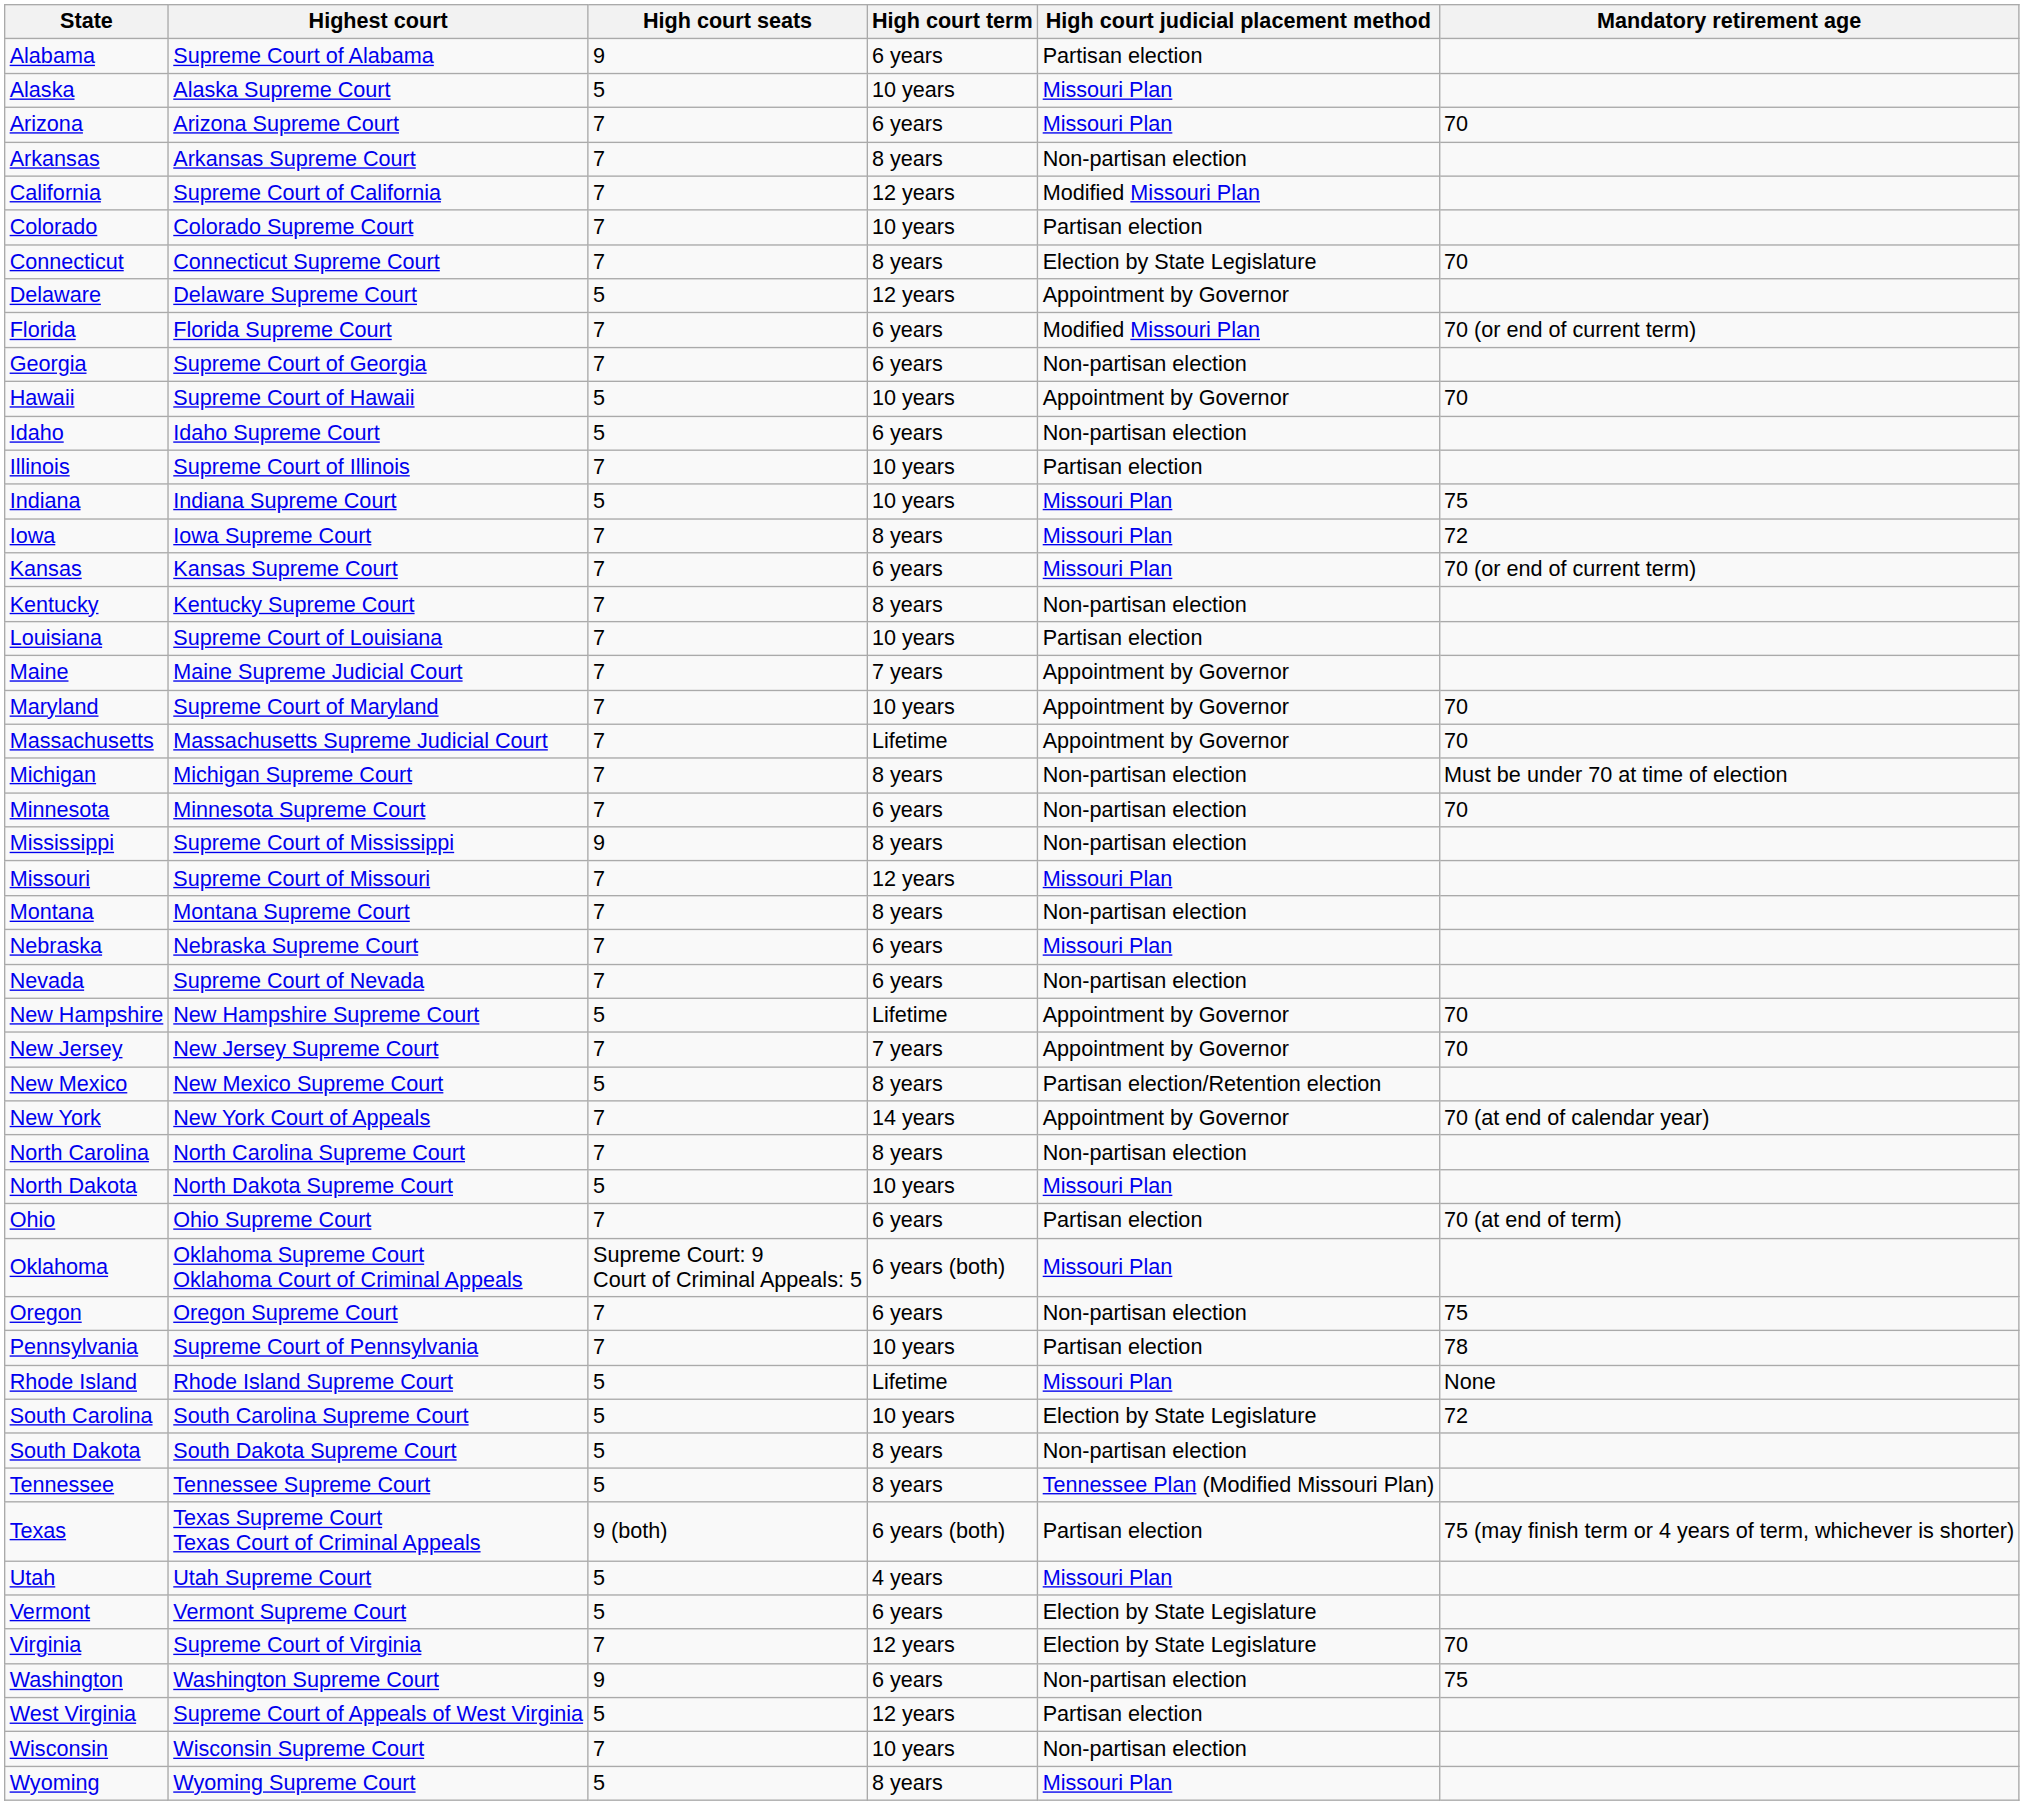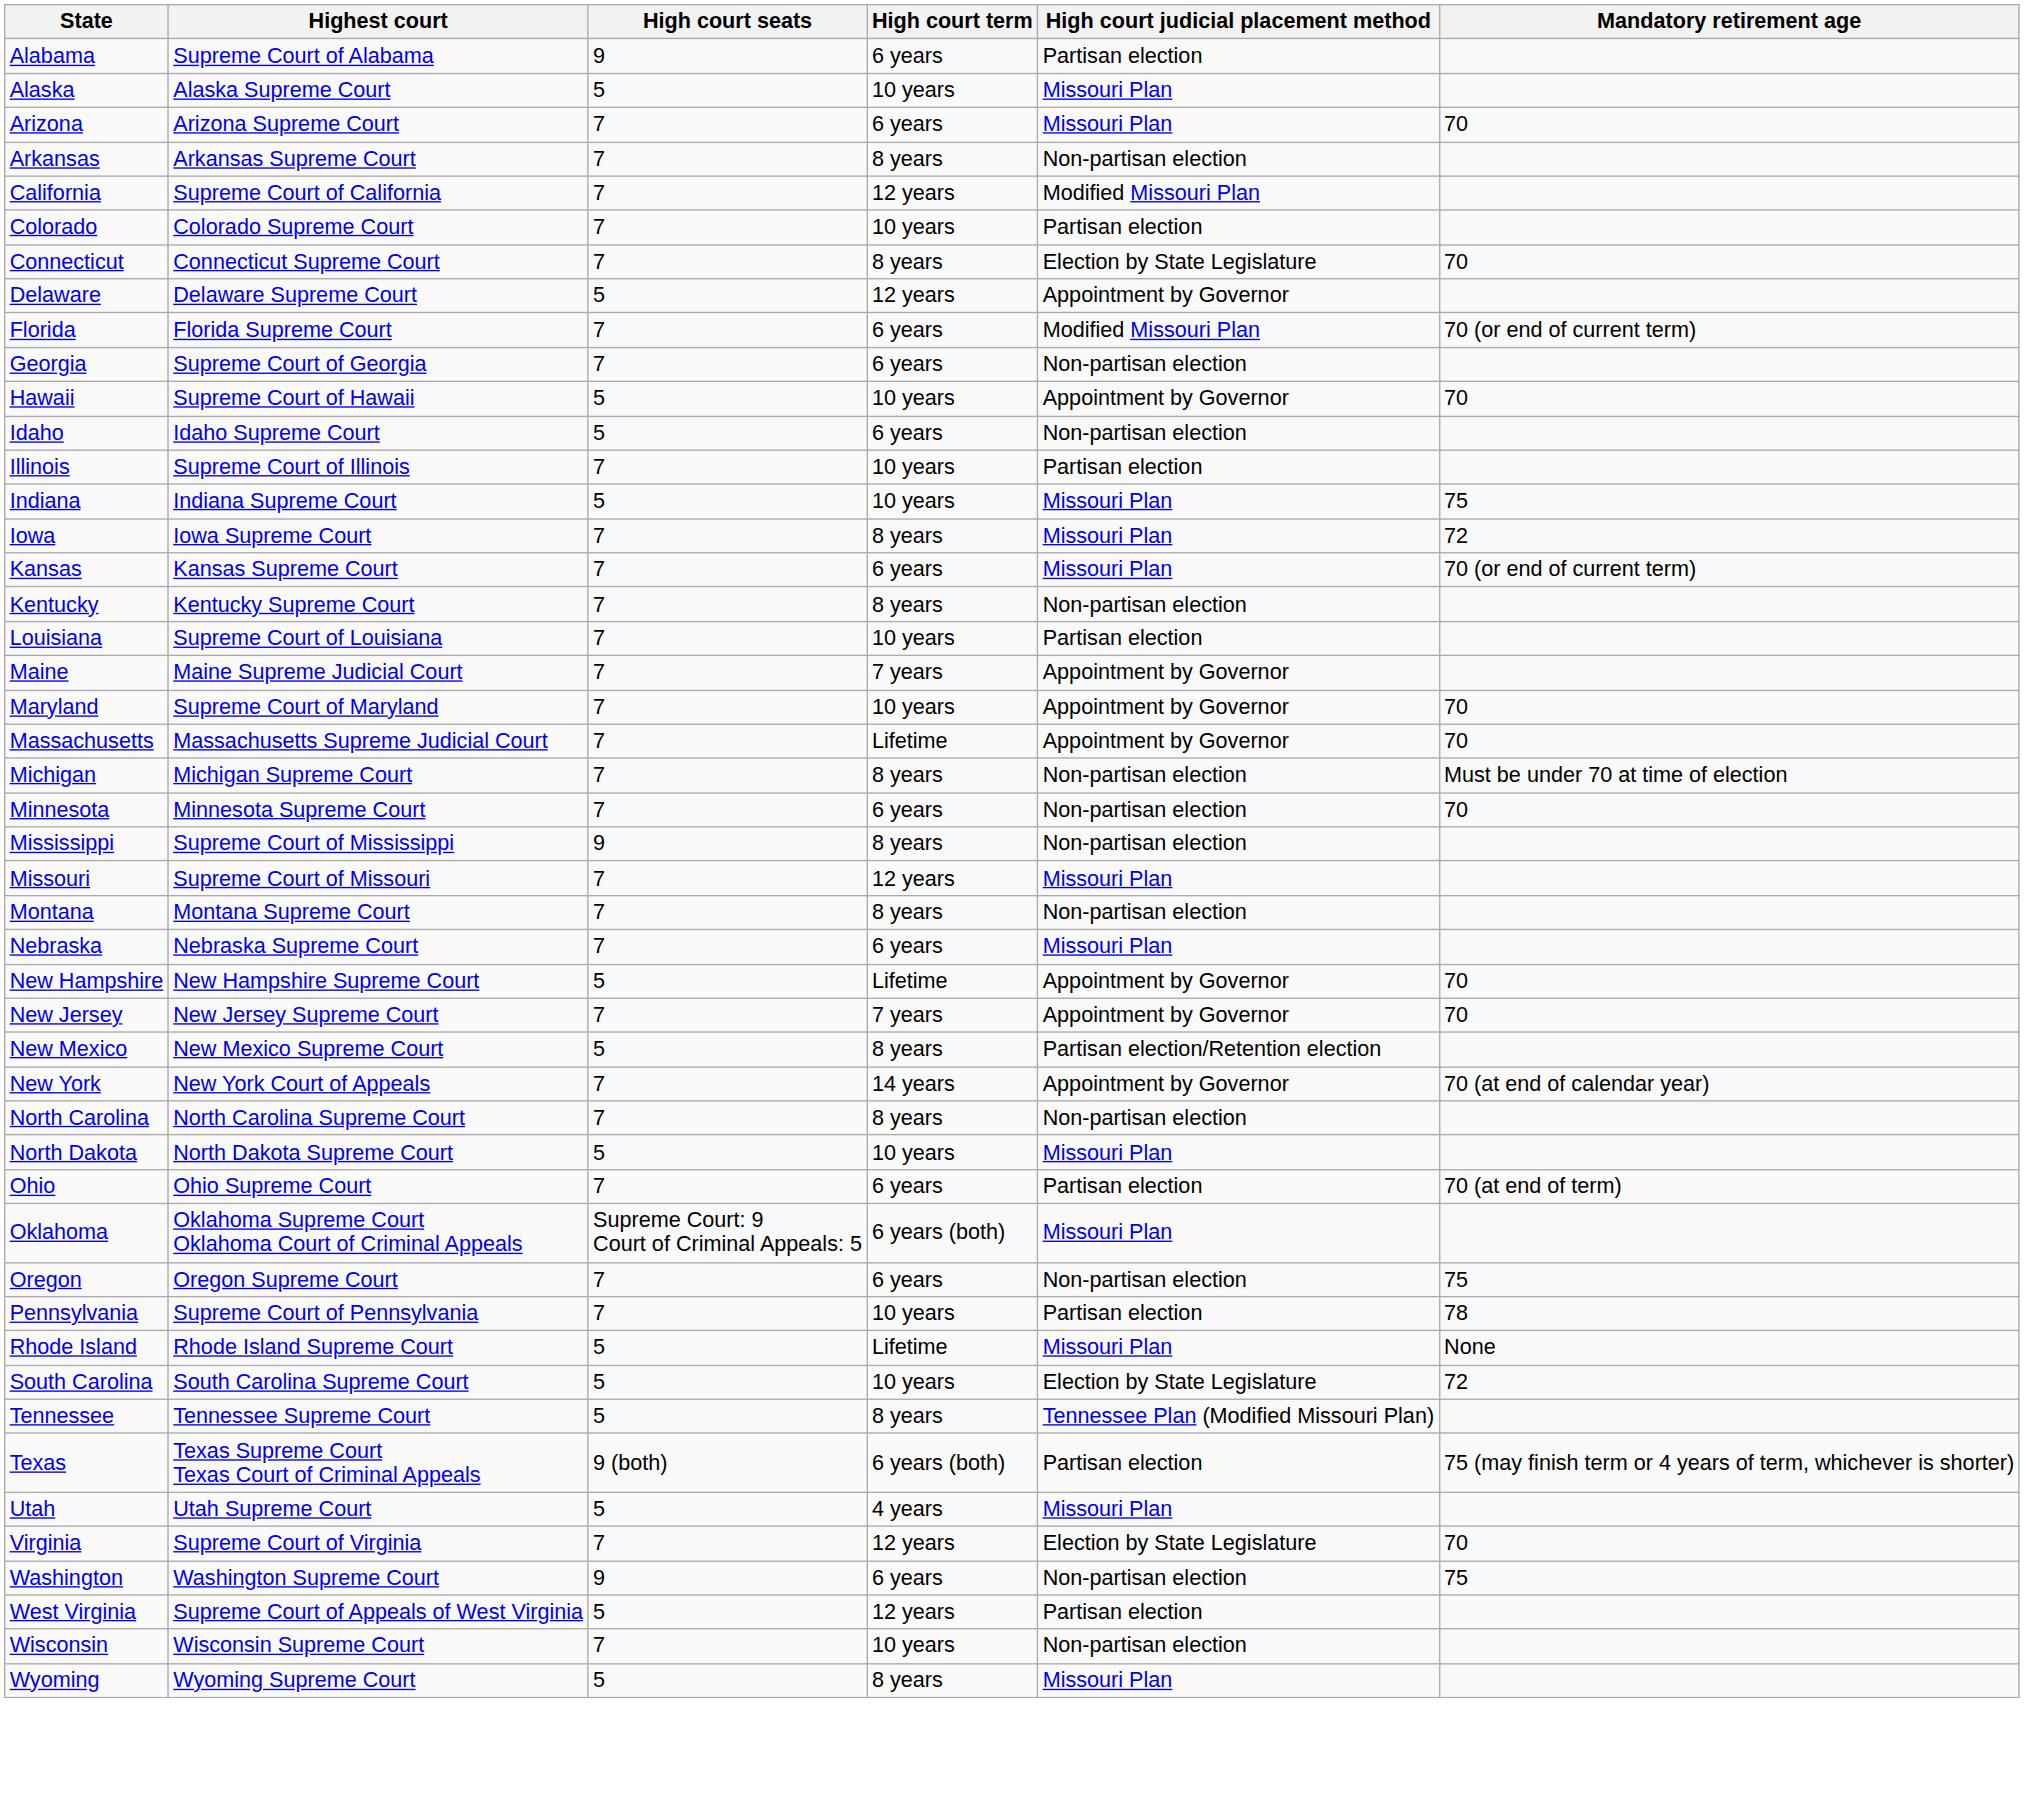- row: (47, 980)
- row: (75, 1450)
- row: (50, 1611)
